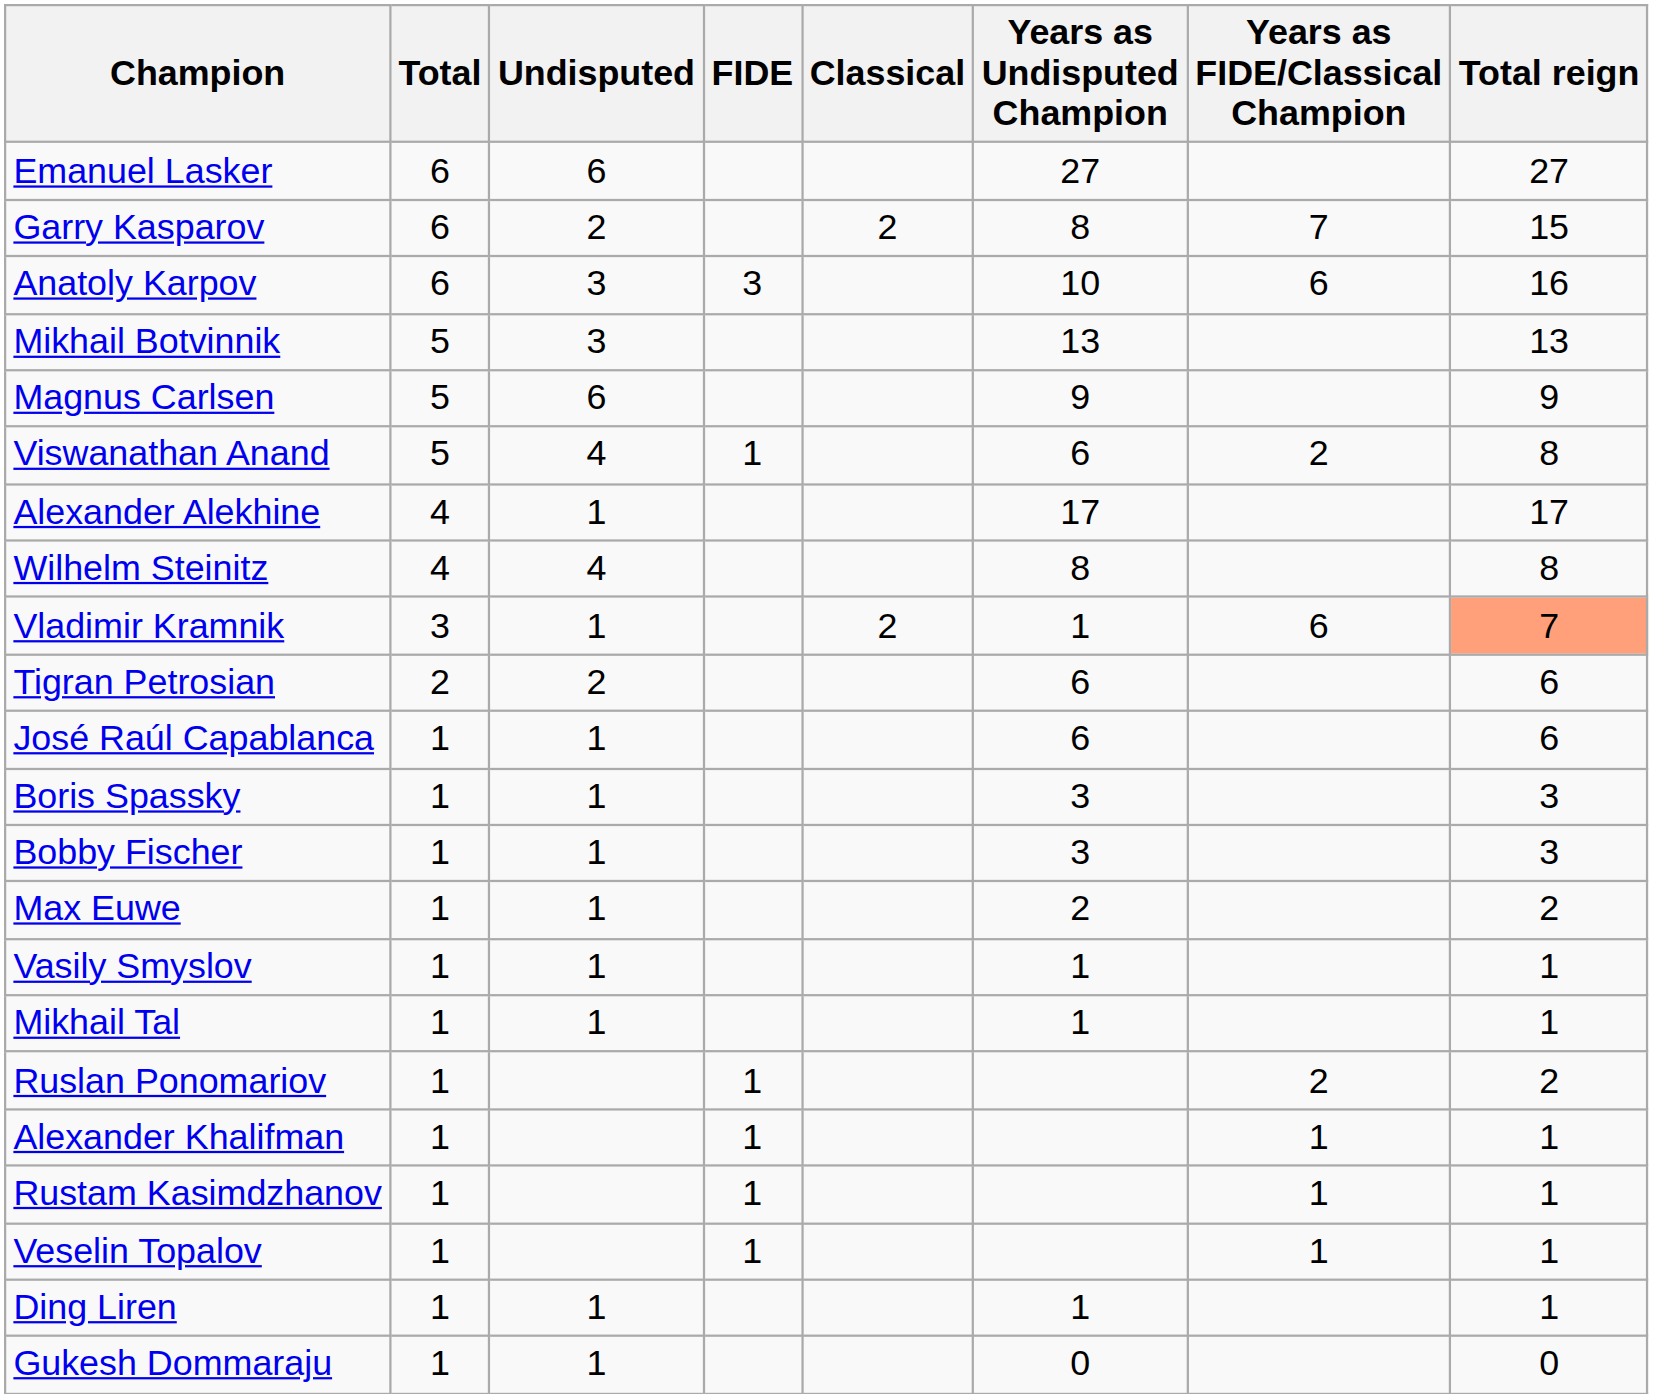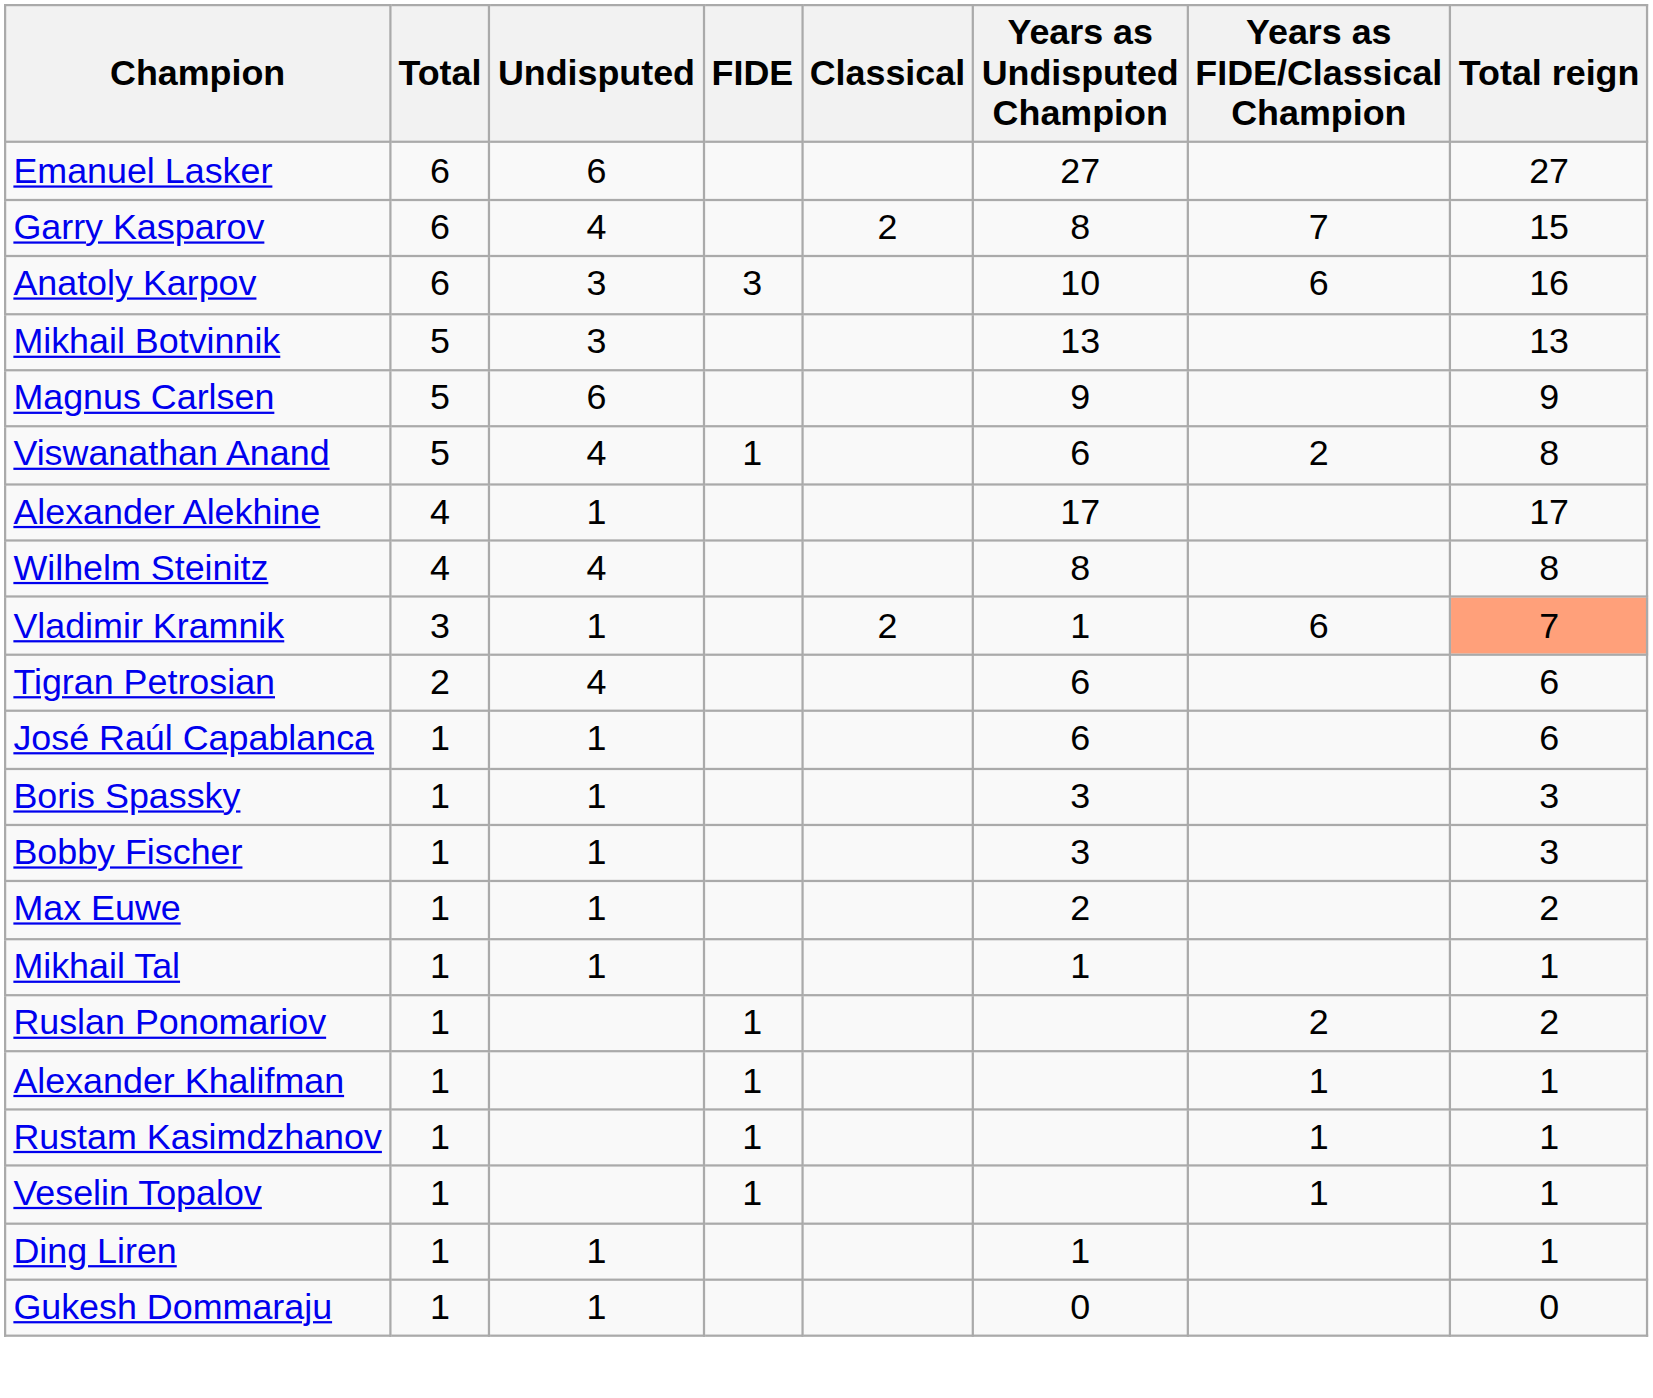(596, 227) 2 -> (596, 227) 4
(596, 681) 2 -> (596, 681) 4
- row: (133, 966)
